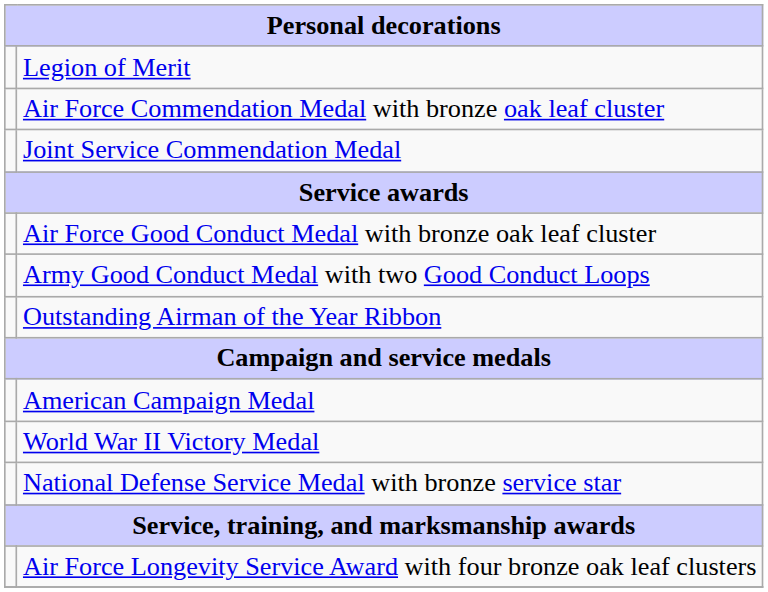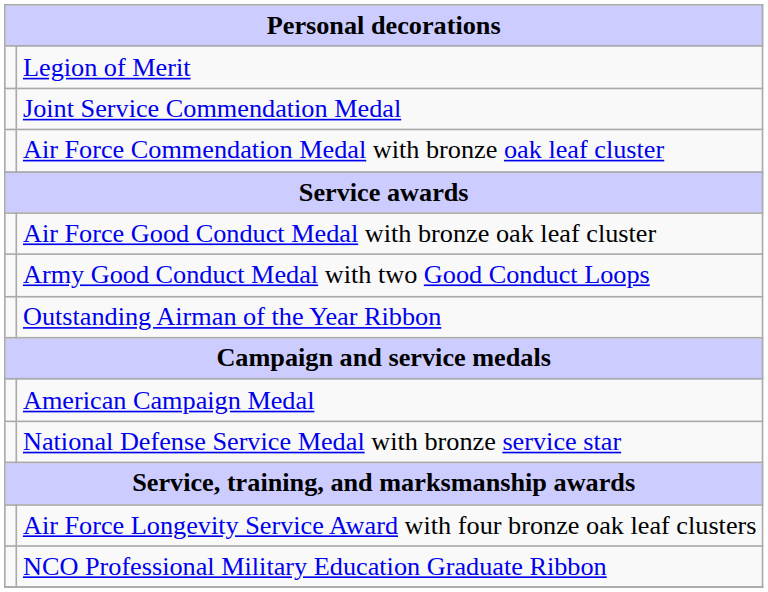rows swapped: (212, 150) <-> (344, 108)
- row: (171, 441)
+ row: (315, 566)
